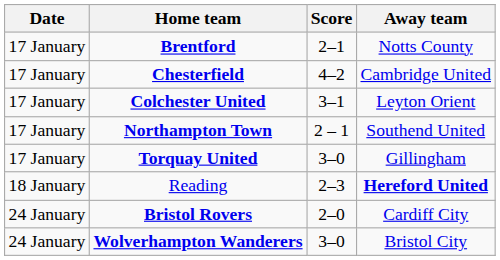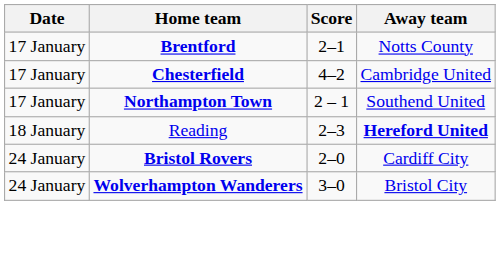- row: (198, 102)
- row: (198, 158)
